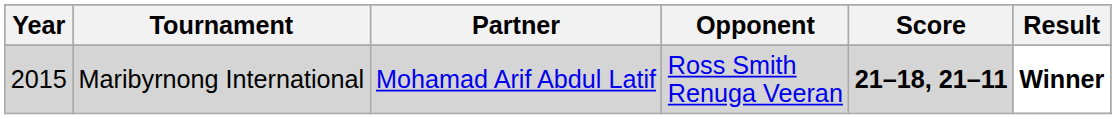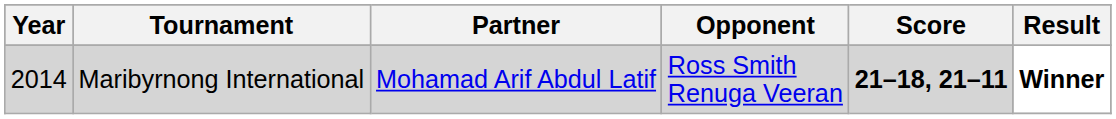(39, 79) 2015 -> (39, 79) 2014
